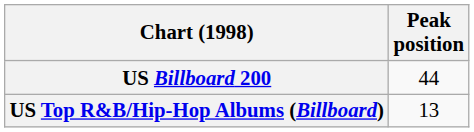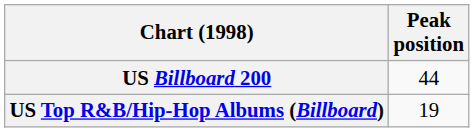(429, 110) 13 -> (429, 110) 19
